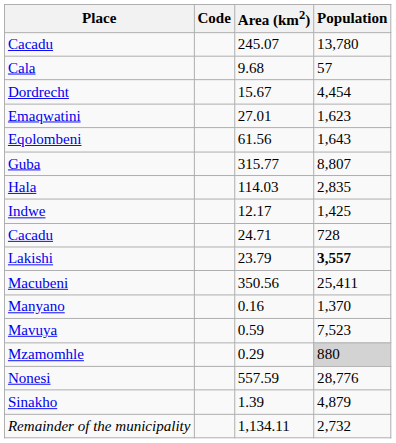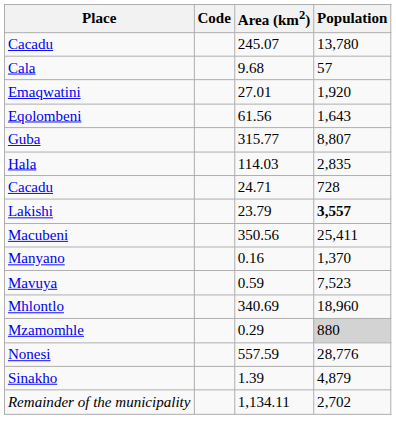- row: (38, 92)
(334, 115) 1,623 -> (334, 92) 1,920
- row: (27, 211)
+ row: (36, 306)
(334, 425) 2,732 -> (334, 402) 2,702
